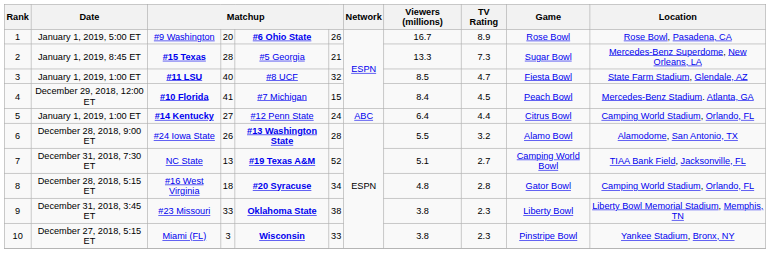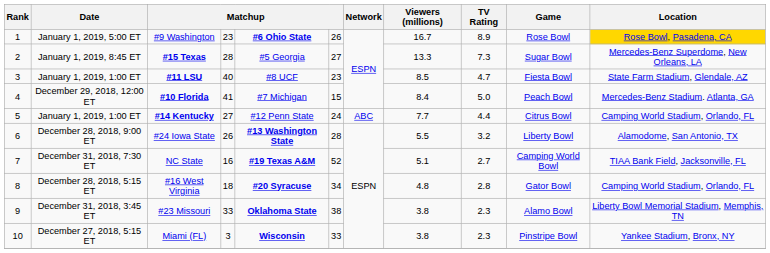(228, 37) 20 -> (228, 37) 23
(678, 37) no background -> (678, 37) gold background
(336, 56) 21 -> (336, 56) 27
(336, 76) 32 -> (336, 76) 23
(484, 96) 4.5 -> (484, 96) 5.0
(423, 116) 6.4 -> (423, 116) 7.7
(548, 136) Alamo Bowl -> (548, 136) Liberty Bowl
(228, 161) 13 -> (228, 161) 16
(548, 211) Liberty Bowl -> (548, 211) Alamo Bowl
